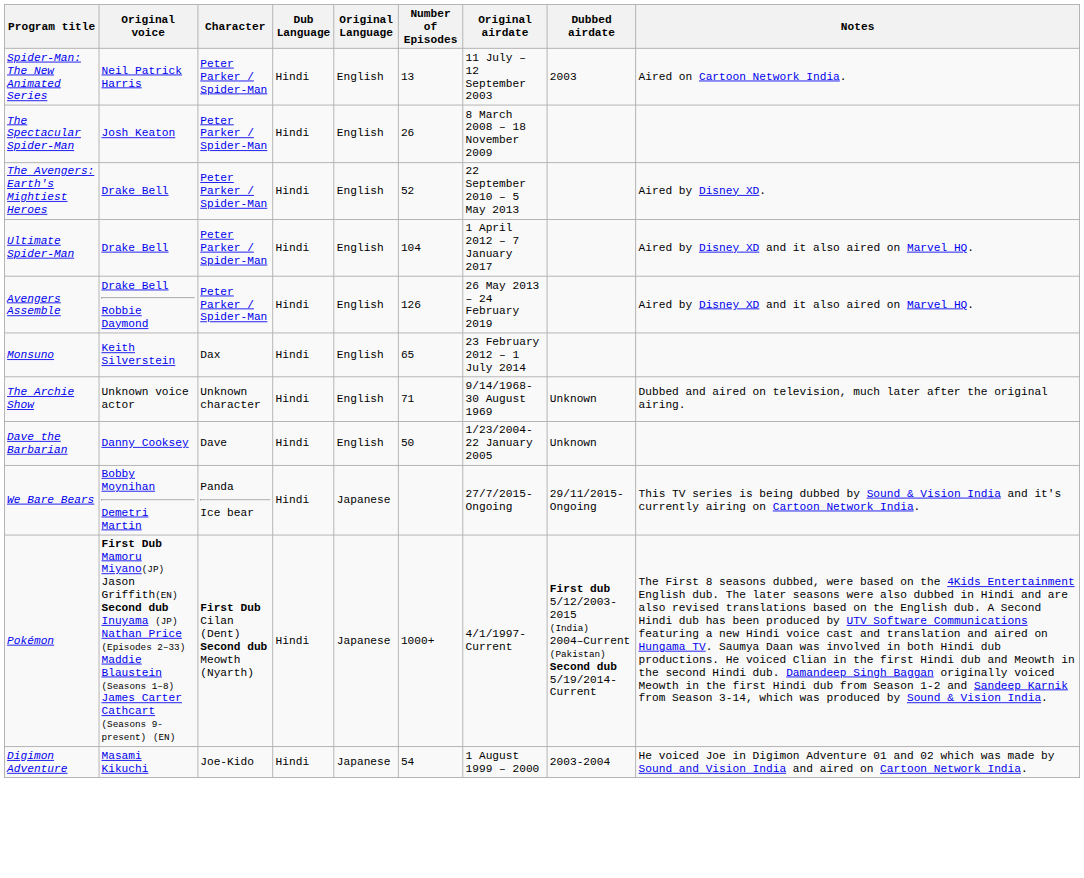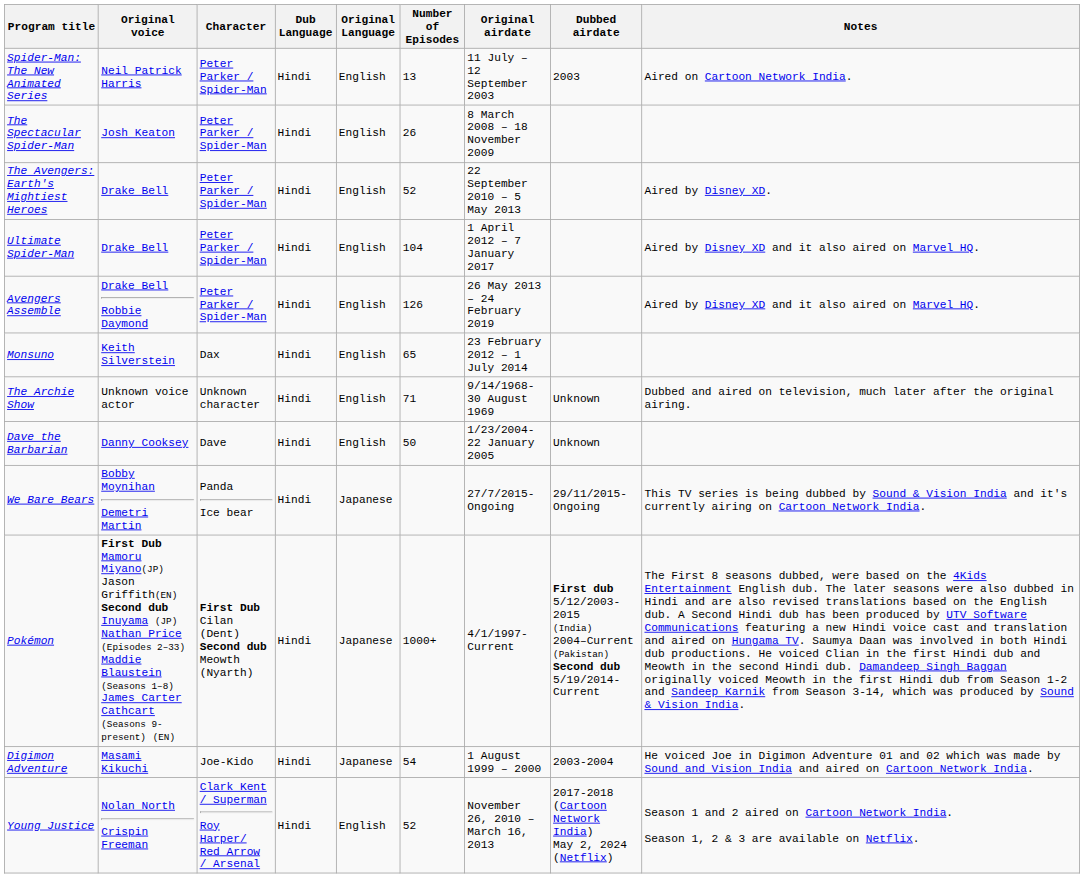+ row: (51, 826)
